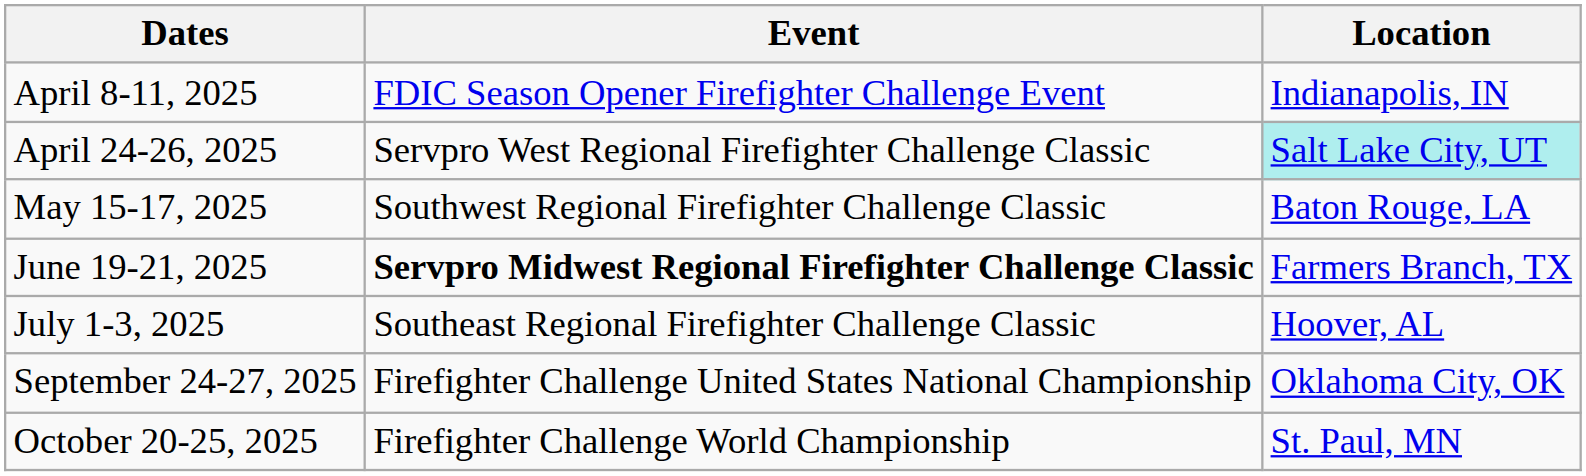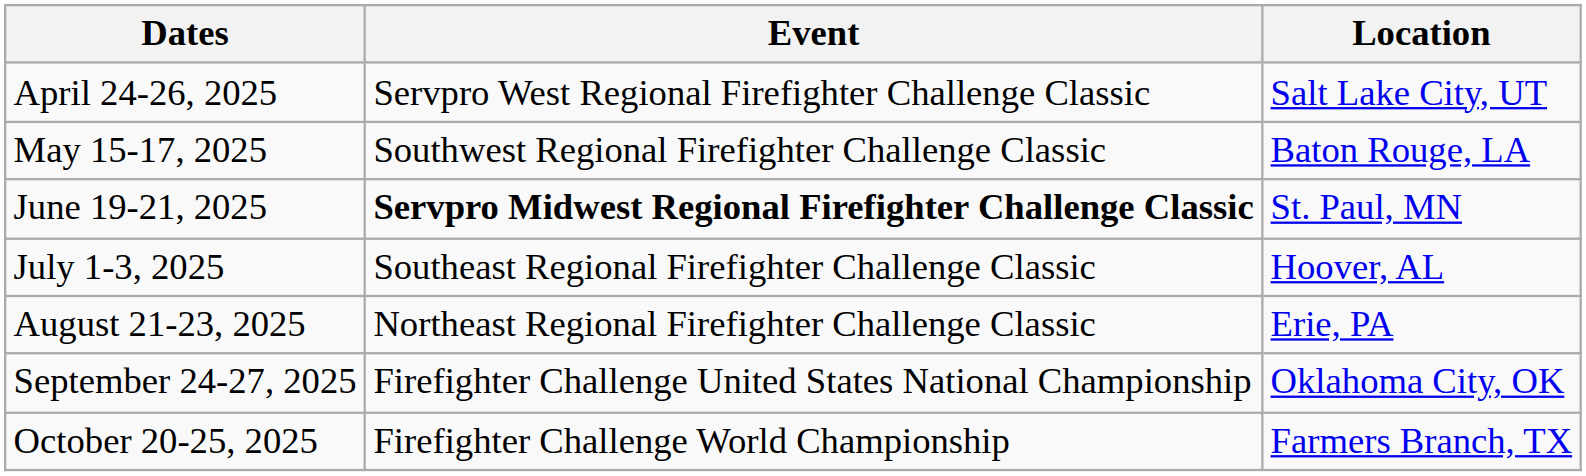- row: (136, 91)
(1409, 149) paleturquoise background -> (1409, 91) no background
(1421, 265) Farmers Branch, TX -> (1366, 207) St. Paul, MN
+ row: (160, 324)
(1366, 440) St. Paul, MN -> (1421, 440) Farmers Branch, TX
